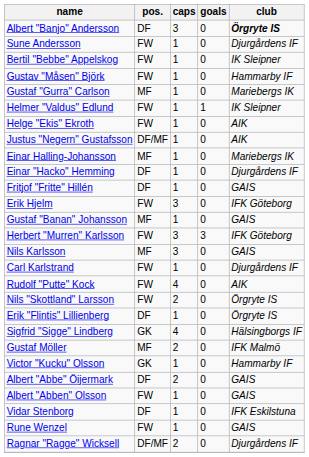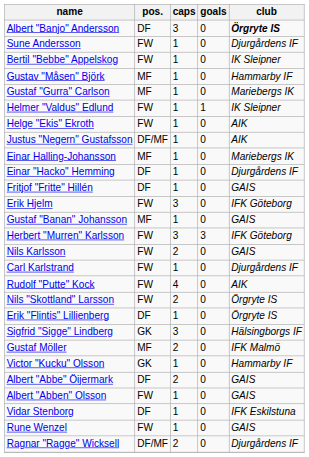(145, 76) FW -> (145, 76) MF
(145, 252) MF -> (145, 252) FW
(175, 252) 3 -> (175, 252) 2
(175, 332) 4 -> (175, 332) 3
